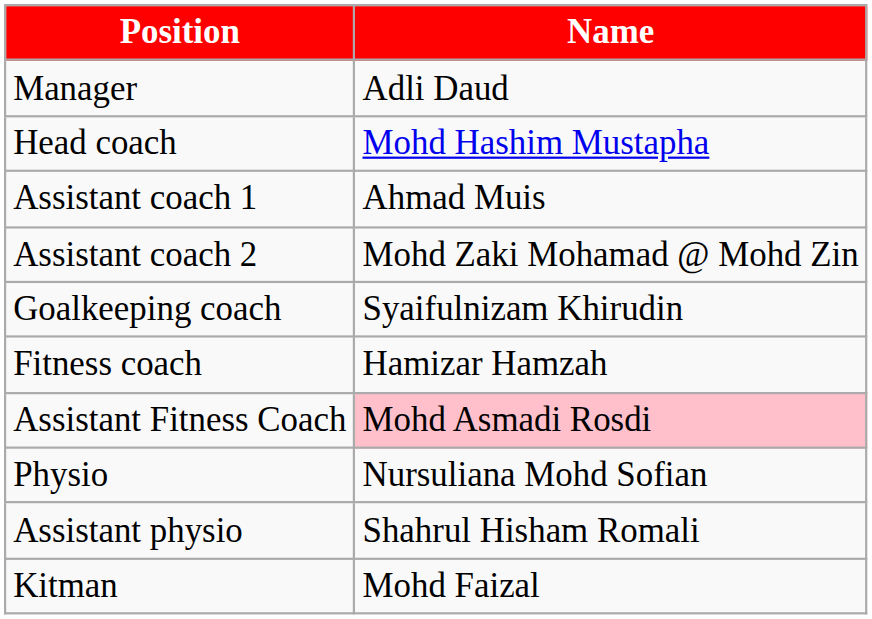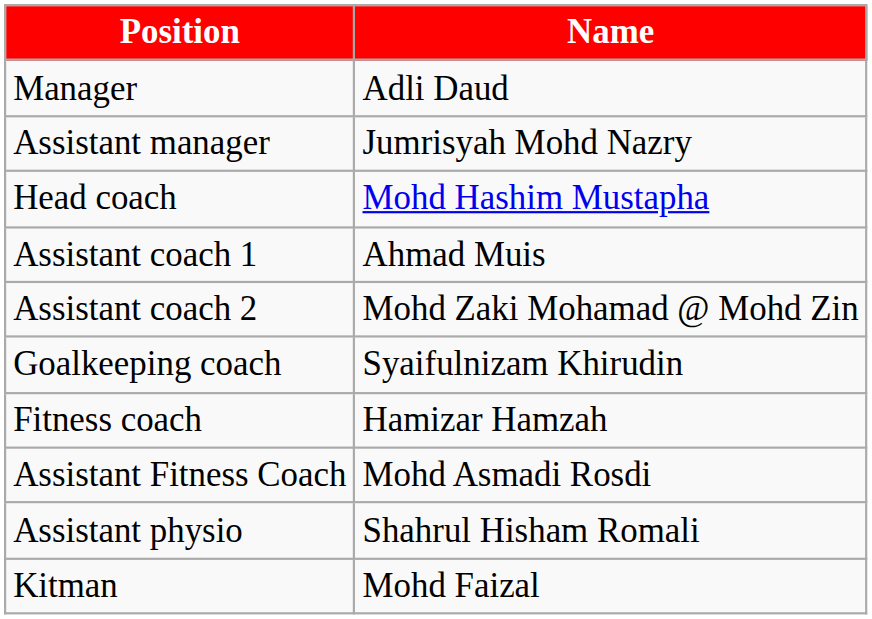+ row: (141, 142)
(507, 419) pink background -> (507, 474) no background
- row: (61, 474)
